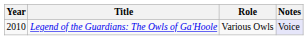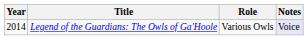(16, 27) 2010 -> (16, 27) 2014
